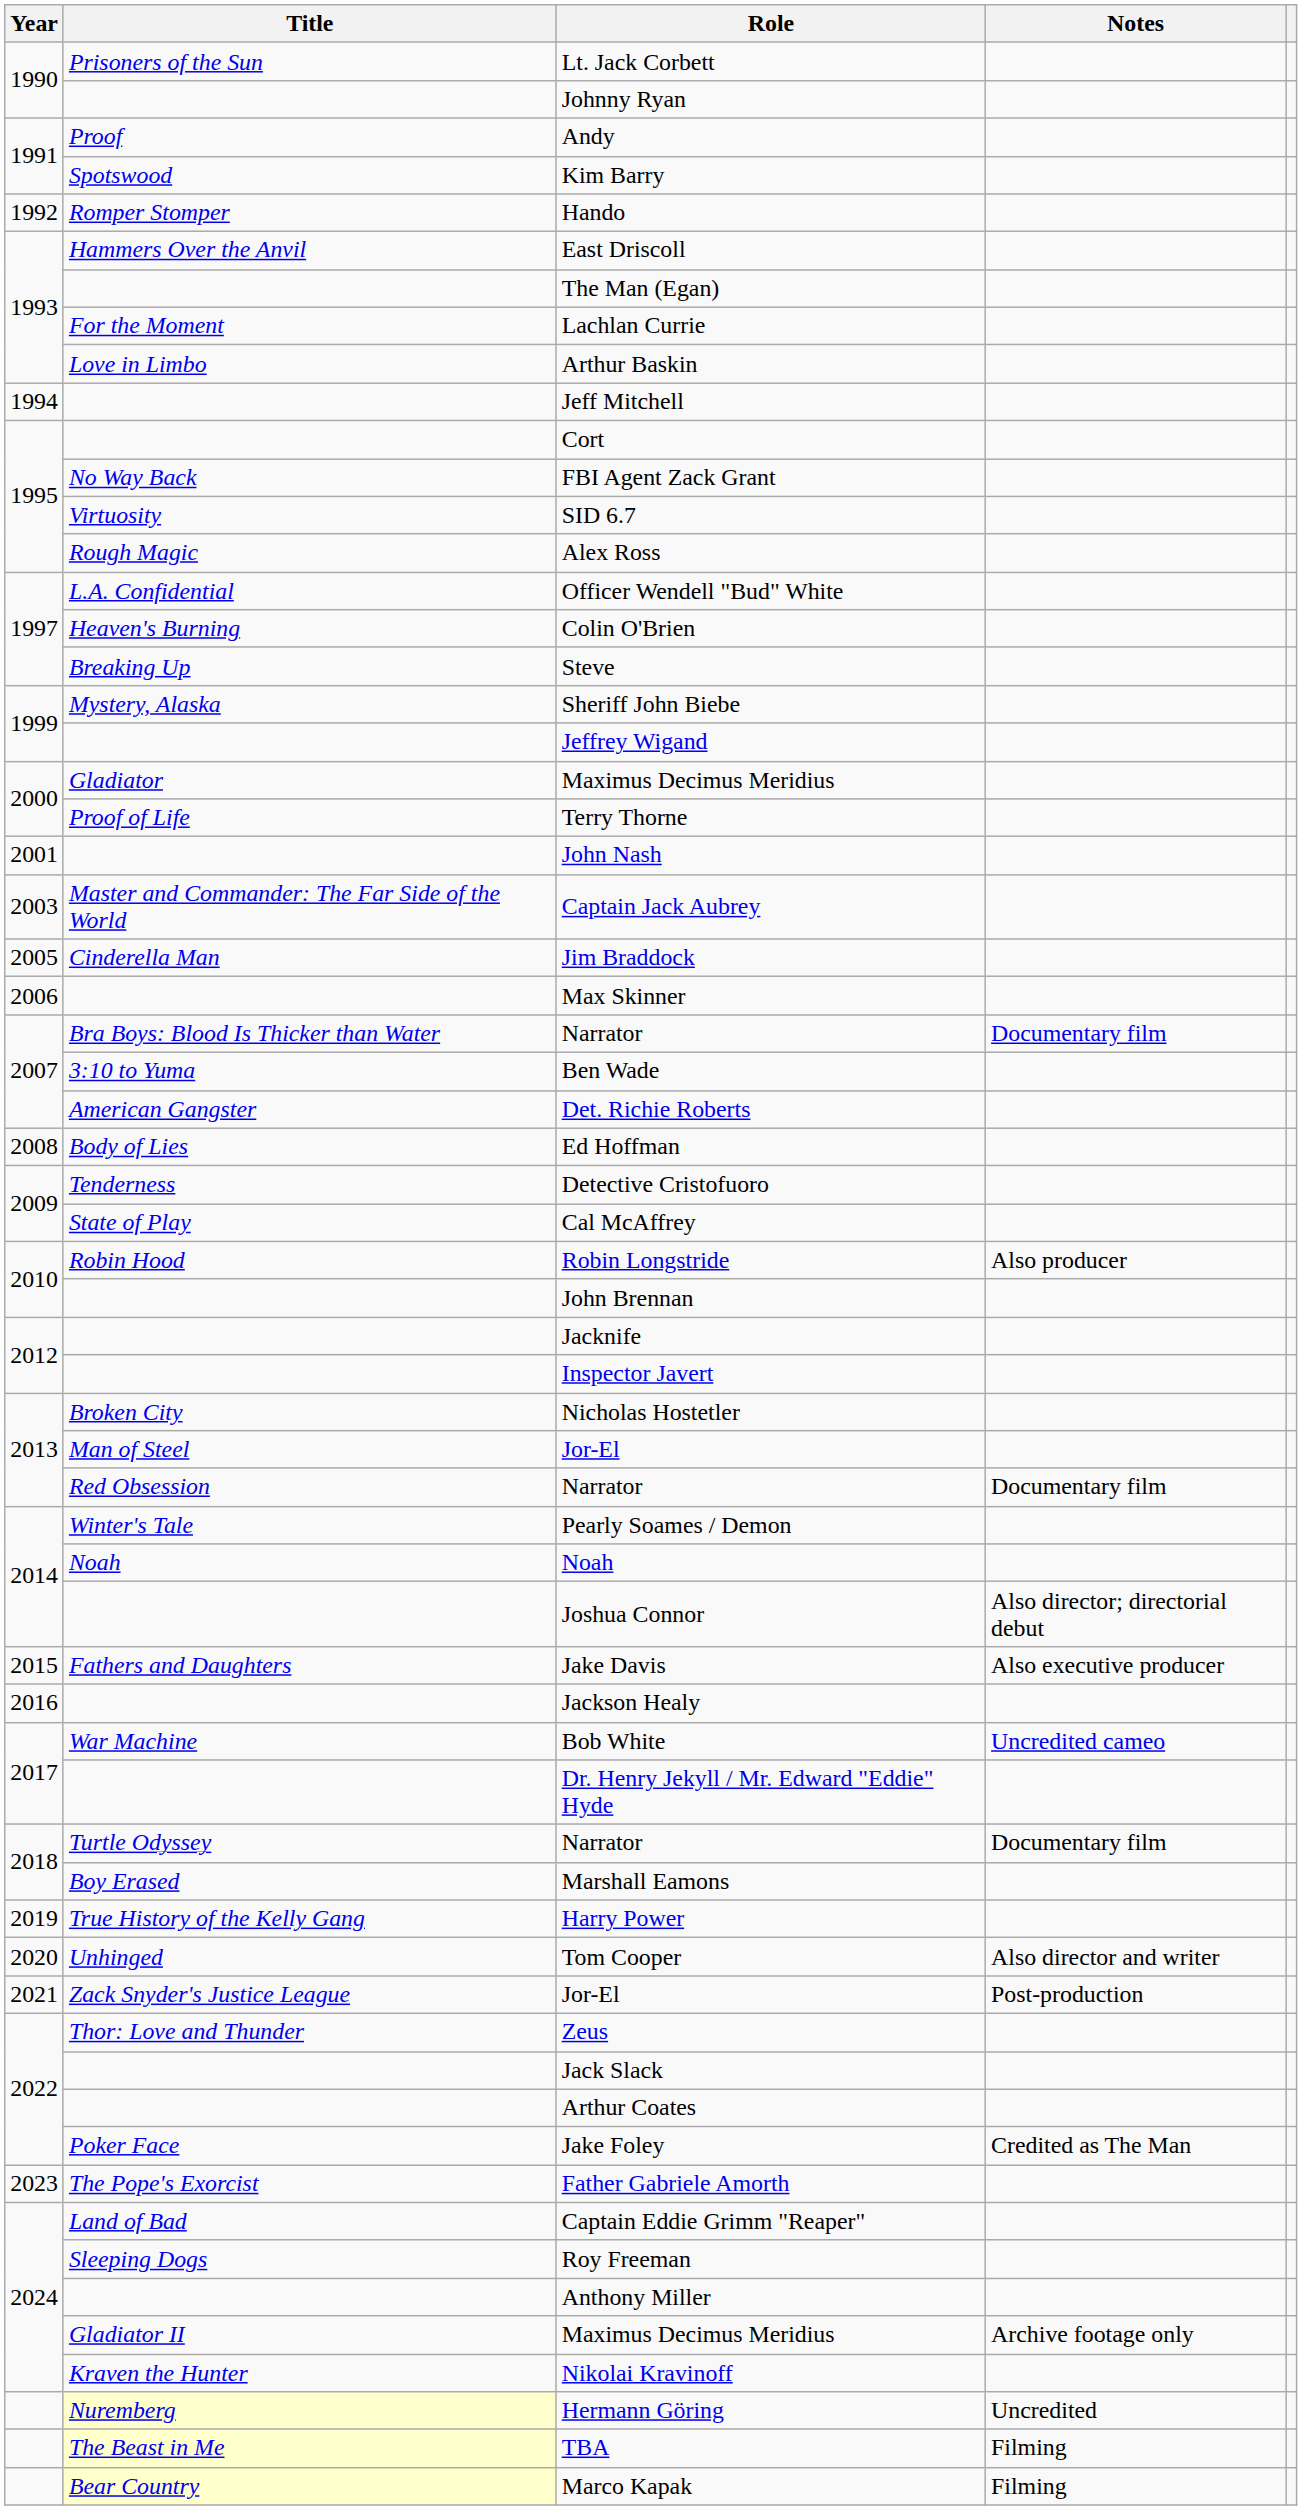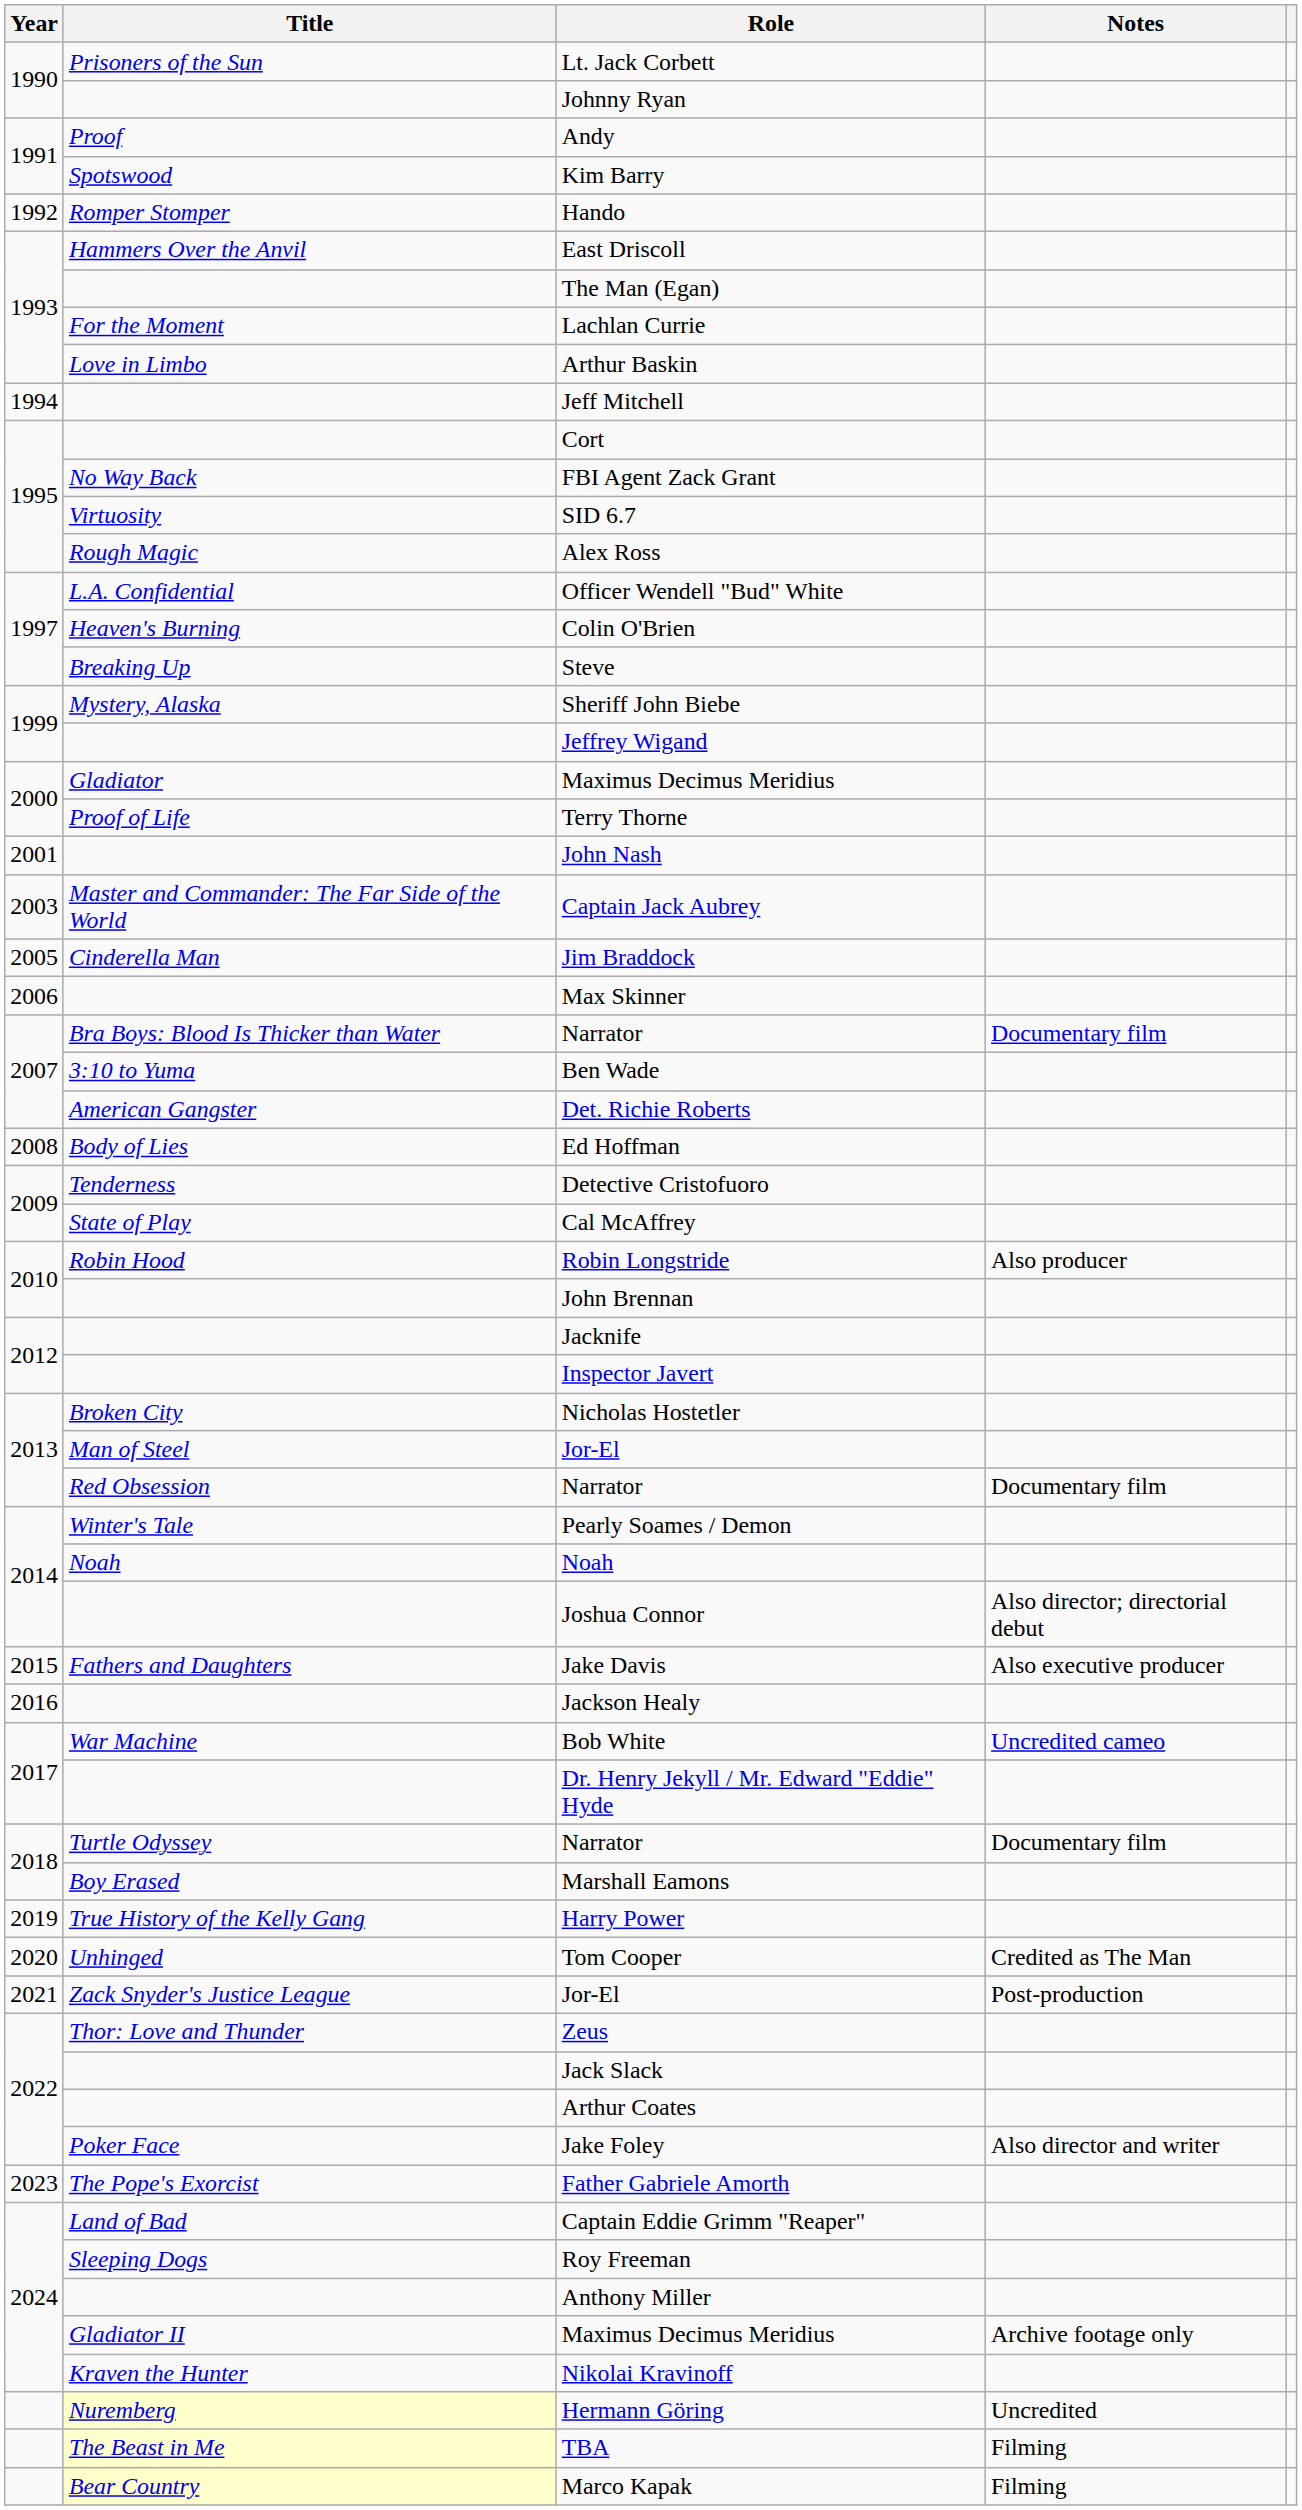(1105, 1956) Also director and writer -> (1091, 1956) Credited as The Man
(1091, 2145) Credited as The Man -> (1105, 2145) Also director and writer
